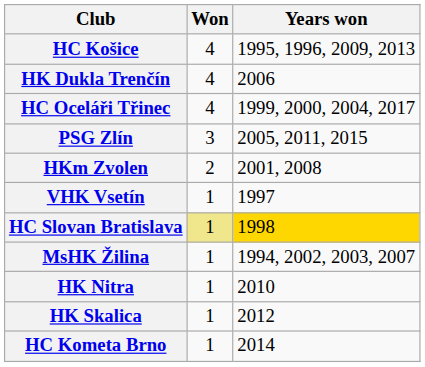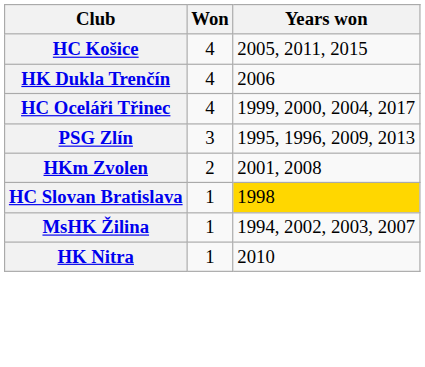(326, 49) 1995, 1996, 2009, 2013 -> (302, 49) 2005, 2011, 2015
(302, 138) 2005, 2011, 2015 -> (326, 138) 1995, 1996, 2009, 2013
- row: (96, 197)
(210, 227) khaki background -> (210, 197) no background
- row: (96, 316)
- row: (96, 345)
